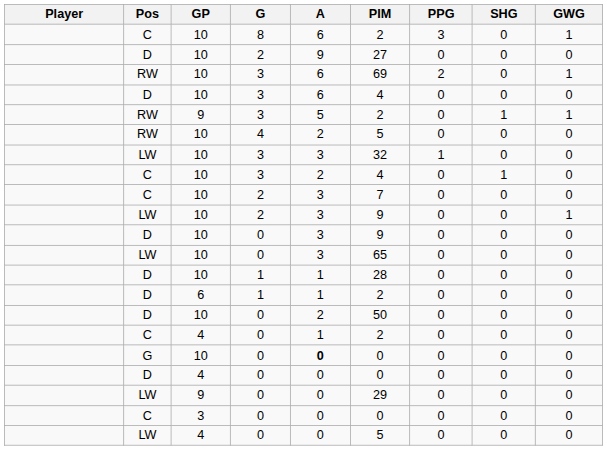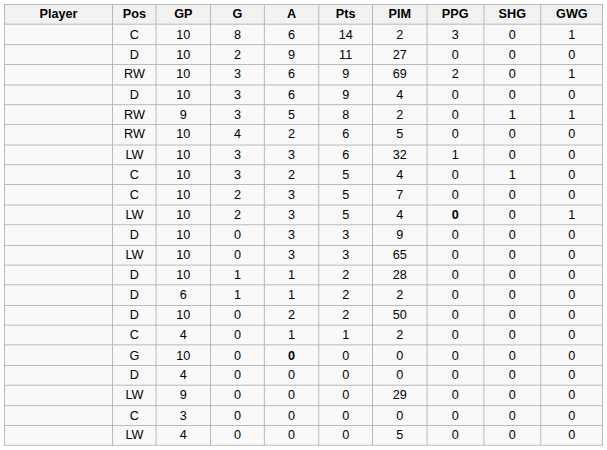+ column: (346, 14)
(380, 214) 9 -> (400, 214) 4
(441, 214) normal -> (455, 214) bold
